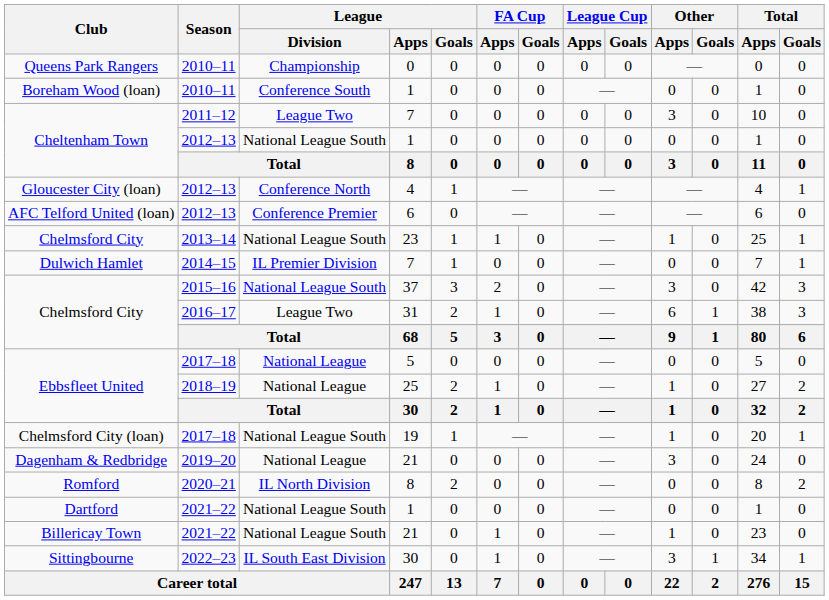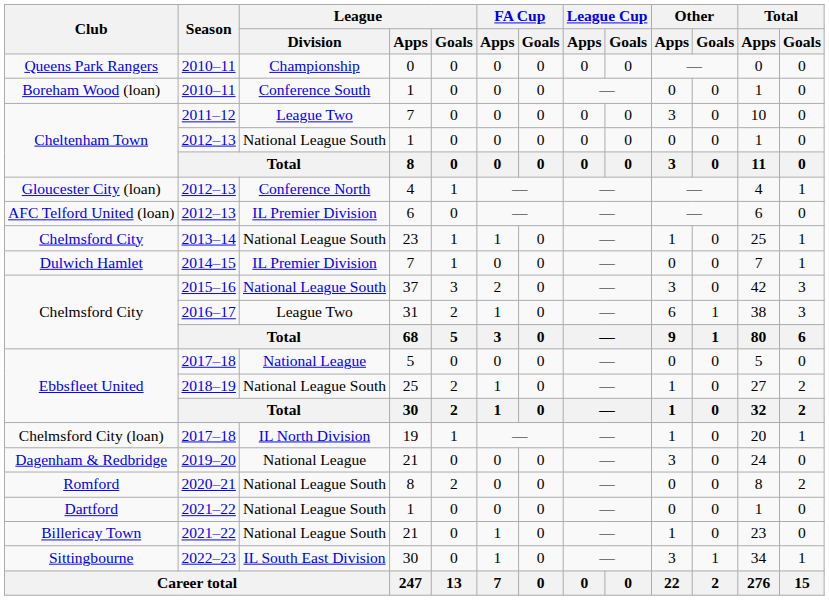(315, 213) Conference Premier -> (315, 213) IL Premier Division
(315, 386) National League -> (315, 386) National League South
(315, 435) National League South -> (315, 435) IL North Division
(315, 484) IL North Division -> (315, 484) National League South
